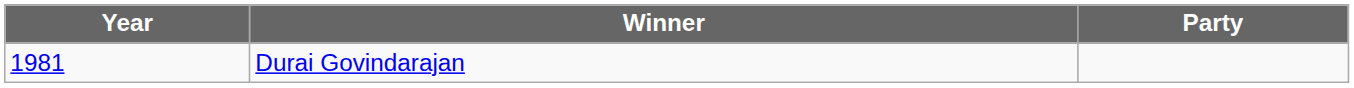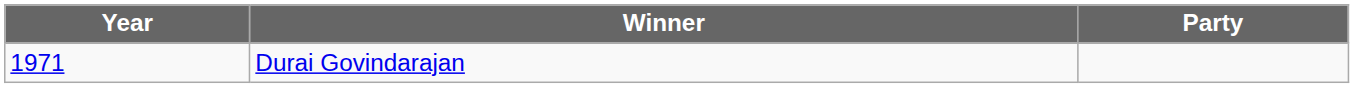(37, 62) 1981 -> (37, 62) 1971
